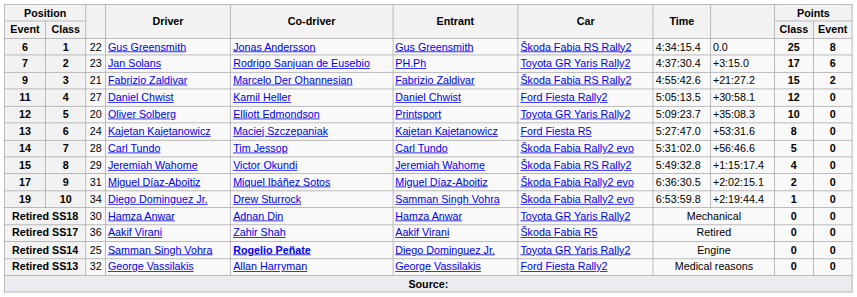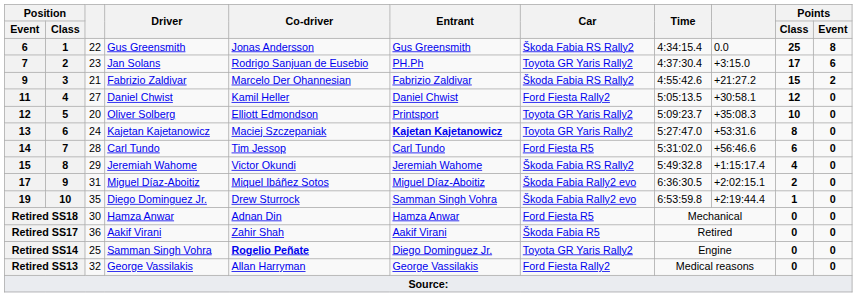(447, 131) normal -> (447, 131) bold
(556, 131) Ford Fiesta R5 -> (578, 131) Toyota GR Yaris Rally2
(577, 148) Škoda Fabia Rally2 evo -> (558, 148) Ford Fiesta R5
(794, 148) 5 -> (794, 148) 6
(96, 199) 34 -> (95, 199) 35
(575, 216) Toyota GR Yaris Rally2 -> (558, 216) Ford Fiesta R5
